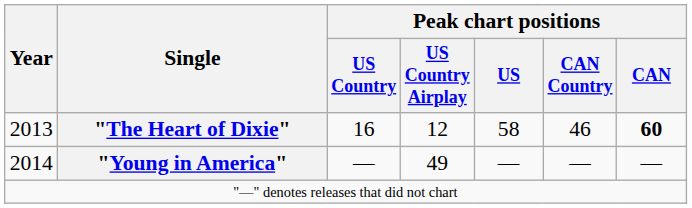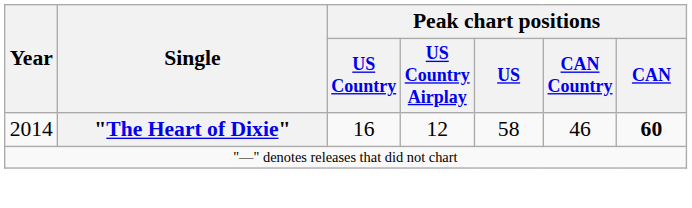(31, 129) 2013 -> (31, 129) 2014
- row: (192, 163)
